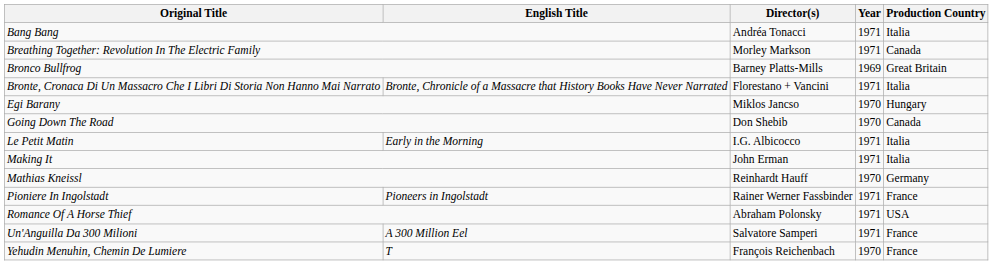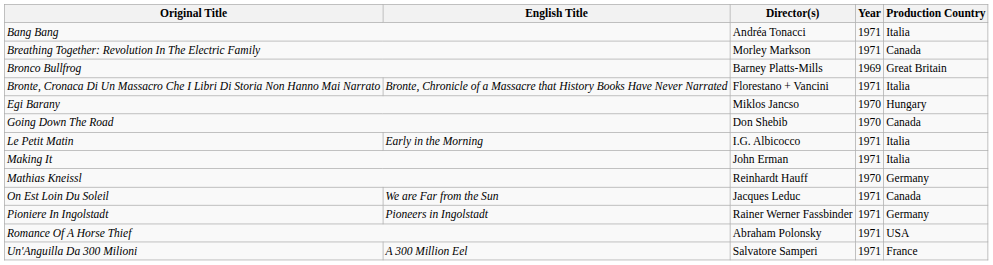+ row: (58, 196)
(902, 196) France -> (908, 214) Germany
- row: (97, 251)
